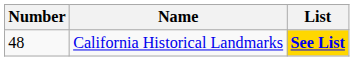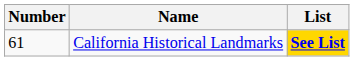(16, 42) 48 -> (16, 42) 61
